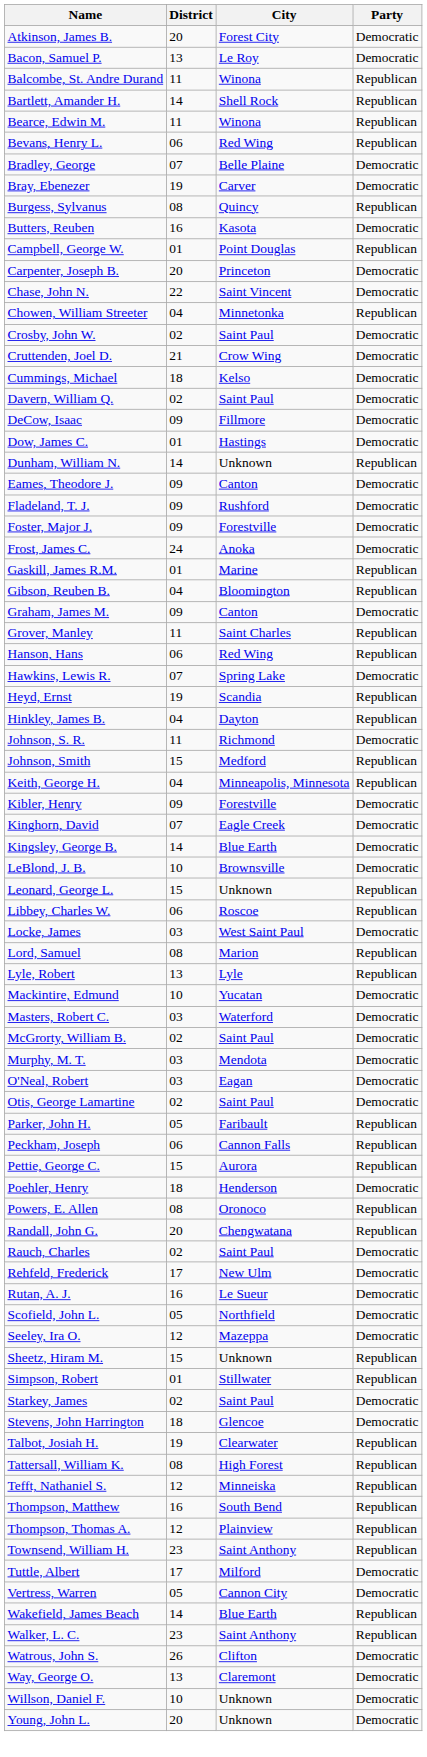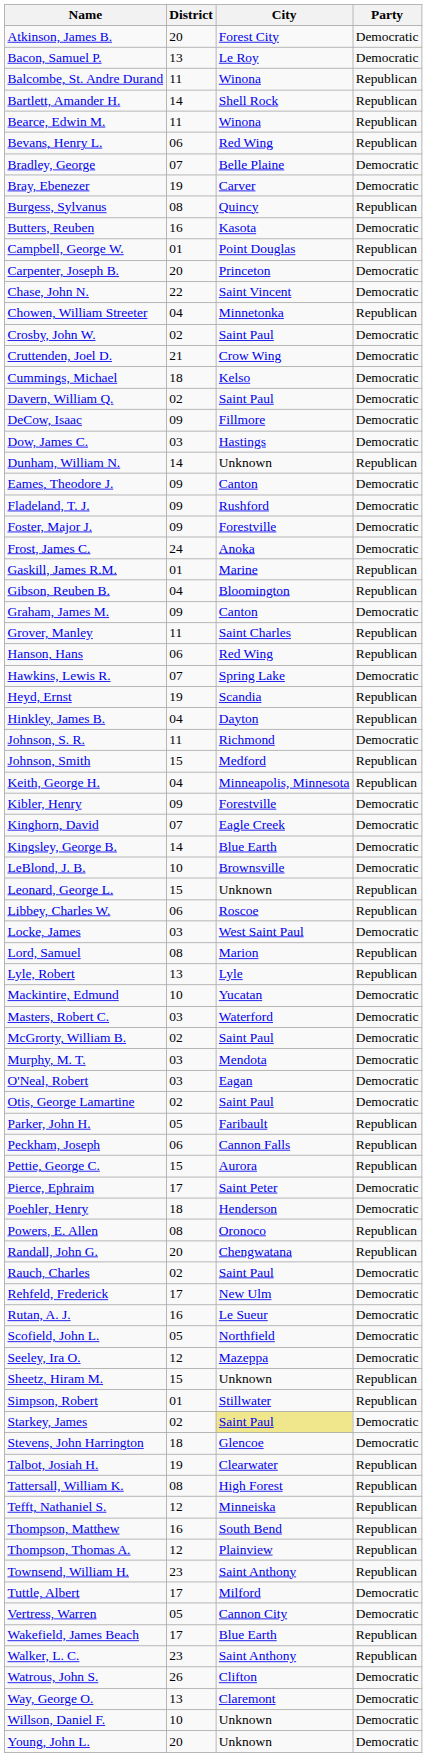(176, 441) 01 -> (176, 441) 03
+ row: (51, 1187)
(246, 1400) no background -> (246, 1421) khaki background
(176, 1613) 14 -> (176, 1635) 17
